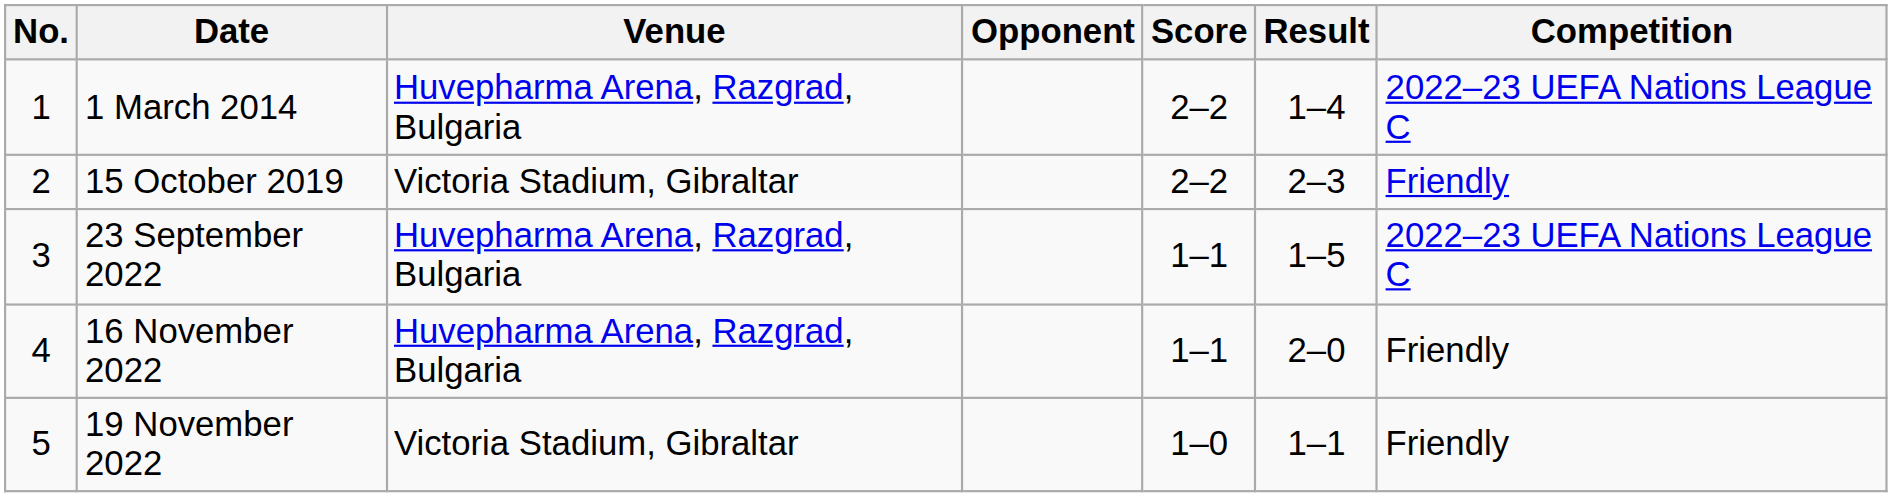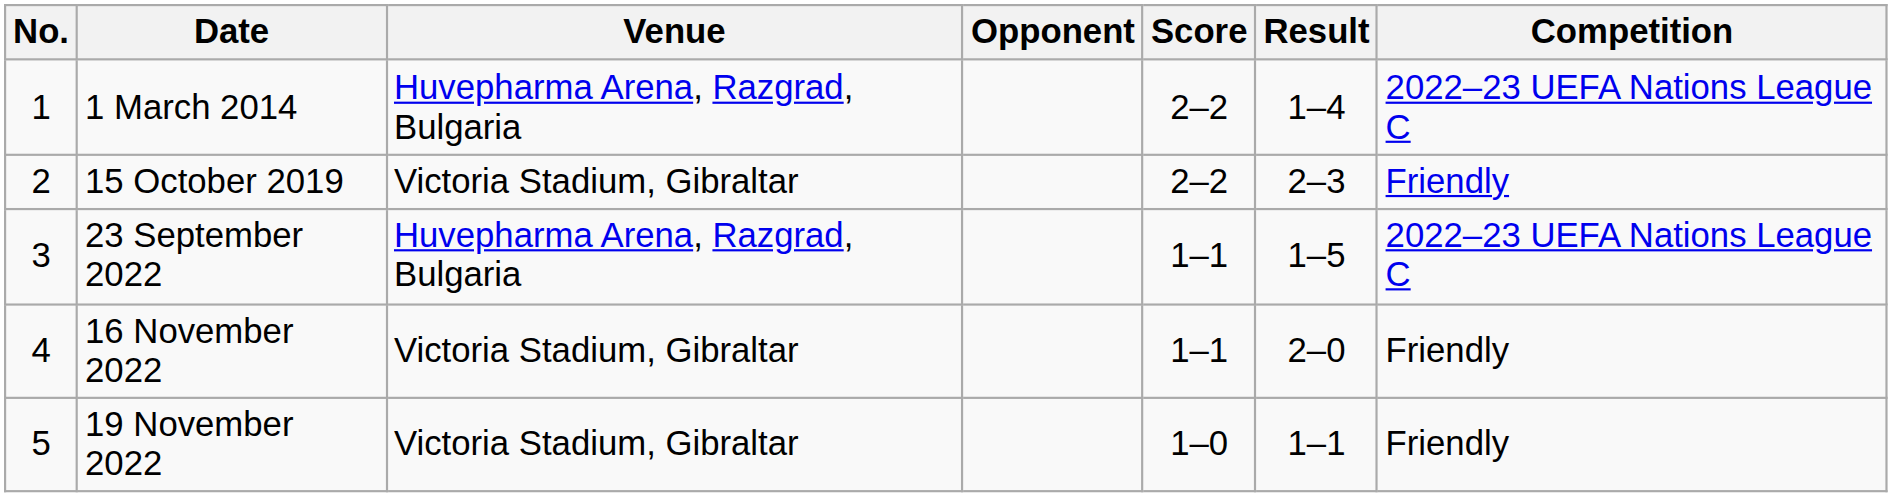(624, 349) Huvepharma Arena, Razgrad, Bulgaria -> (596, 349) Victoria Stadium, Gibraltar
